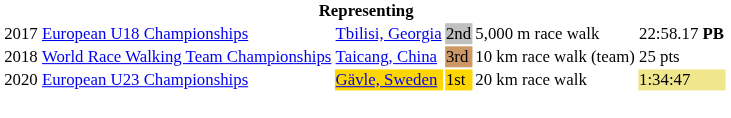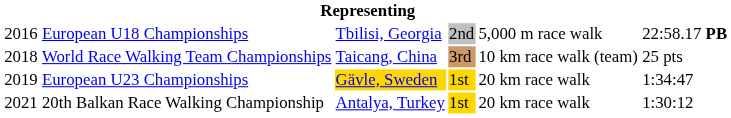(21, 33) 2017 -> (21, 33) 2016
(21, 79) 2020 -> (21, 79) 2019
(665, 79) khaki background -> (668, 79) no background
+ row: (183, 102)
